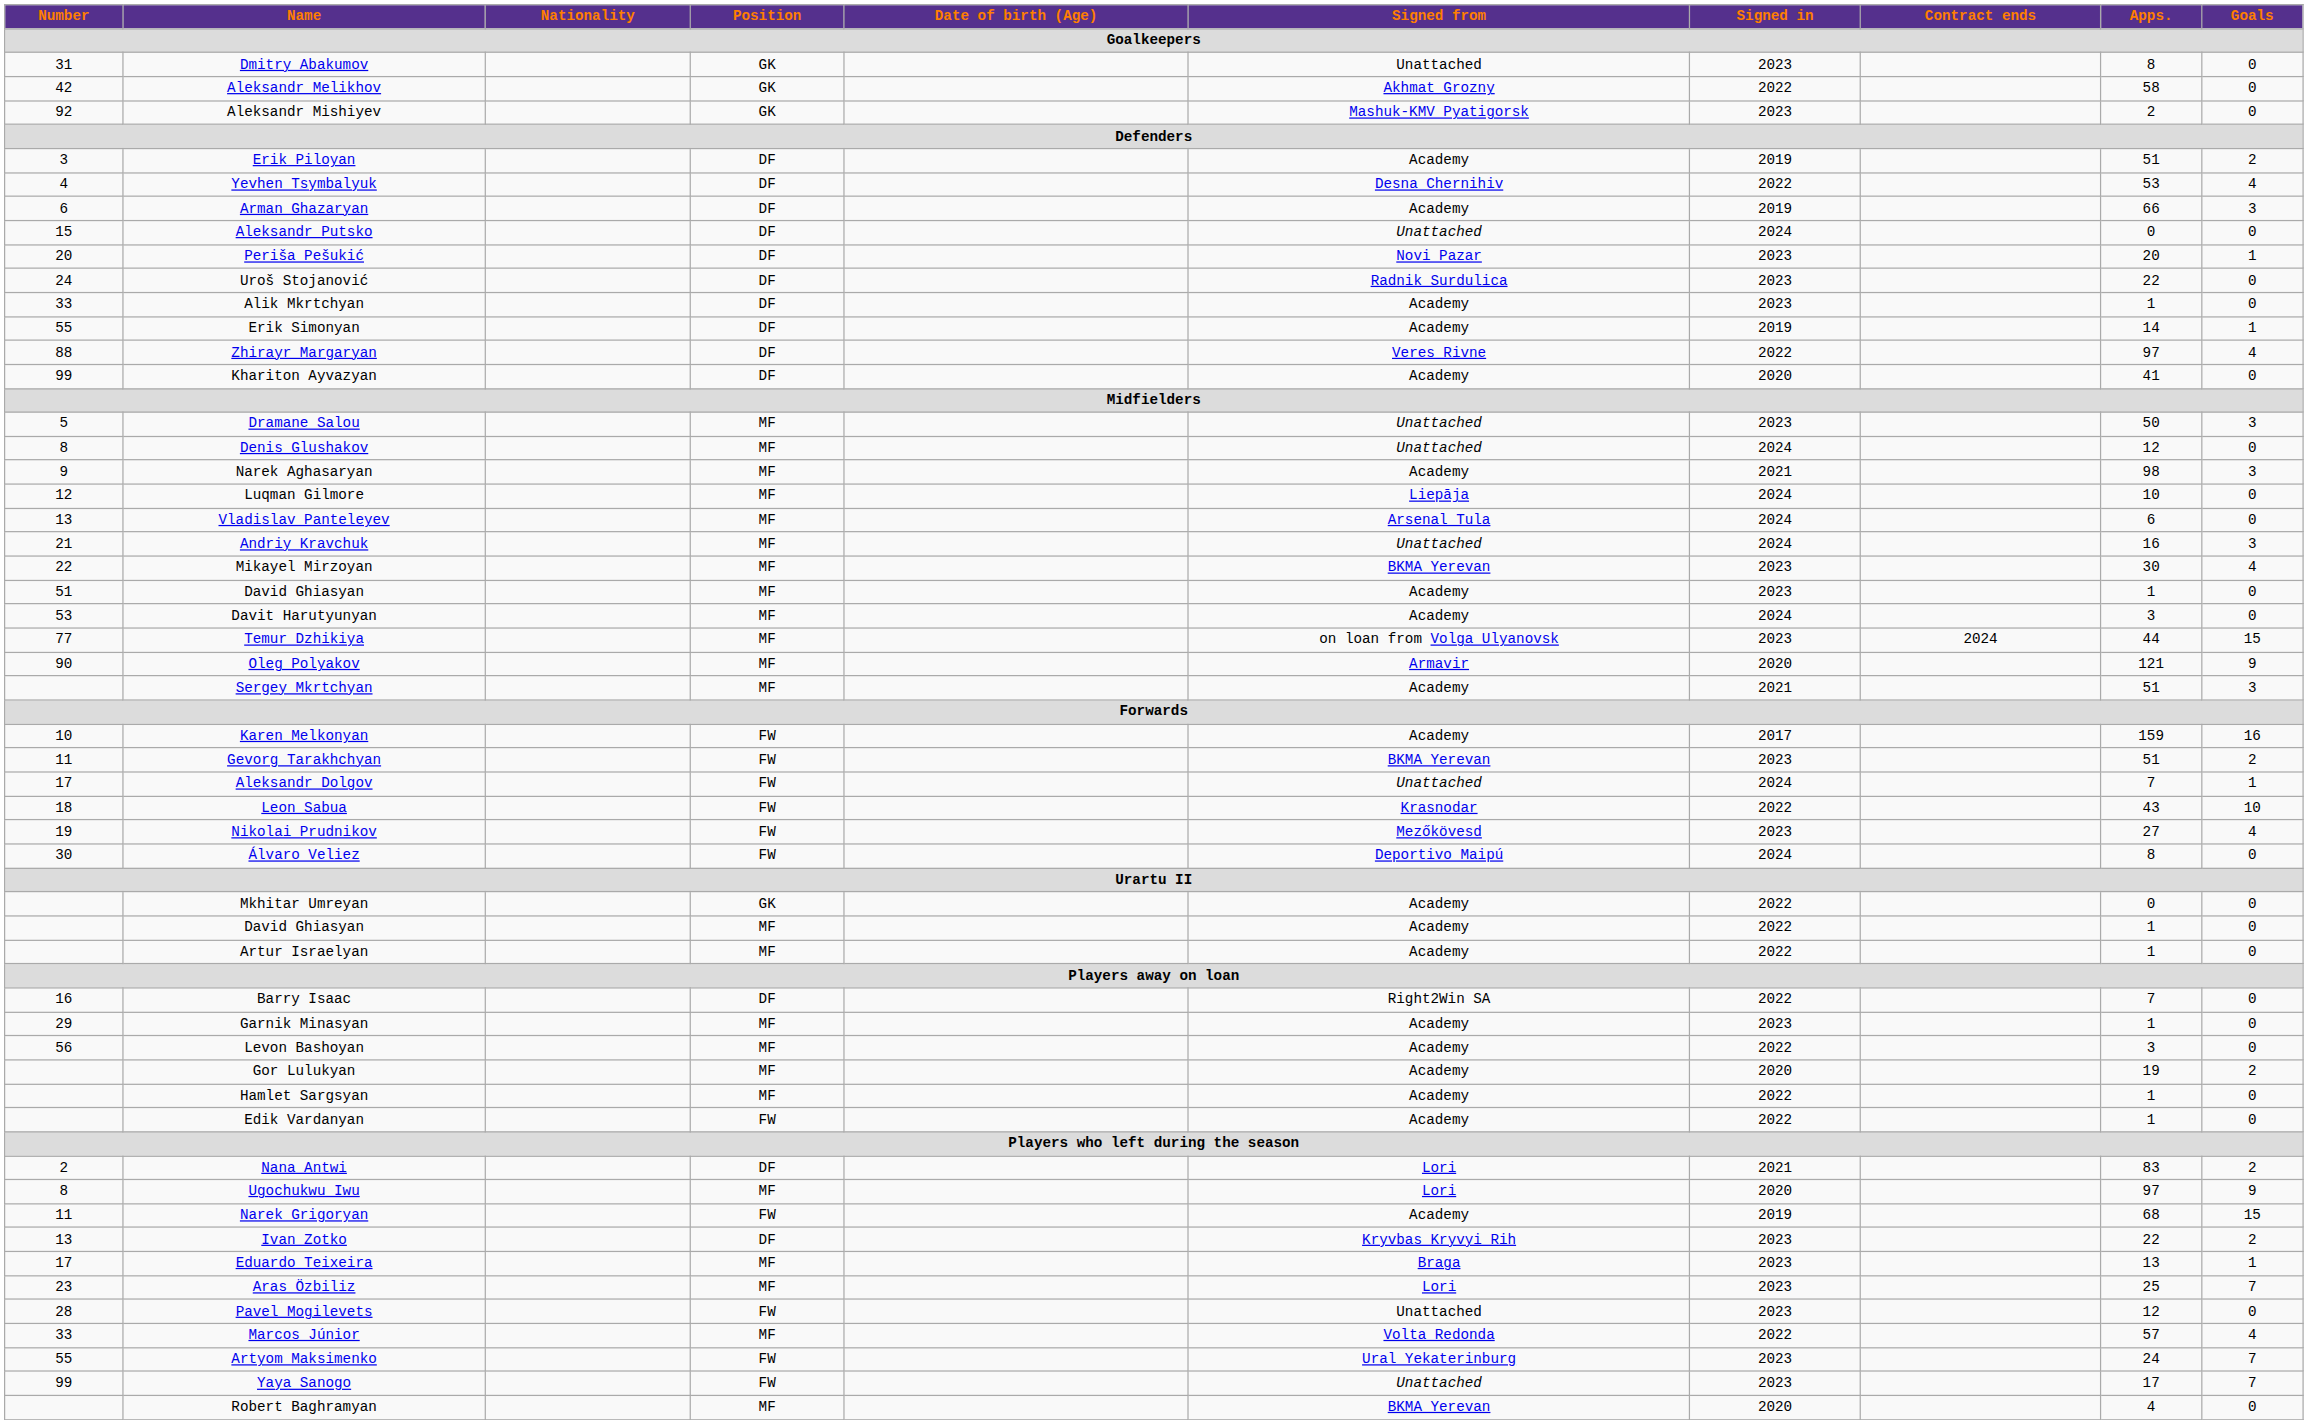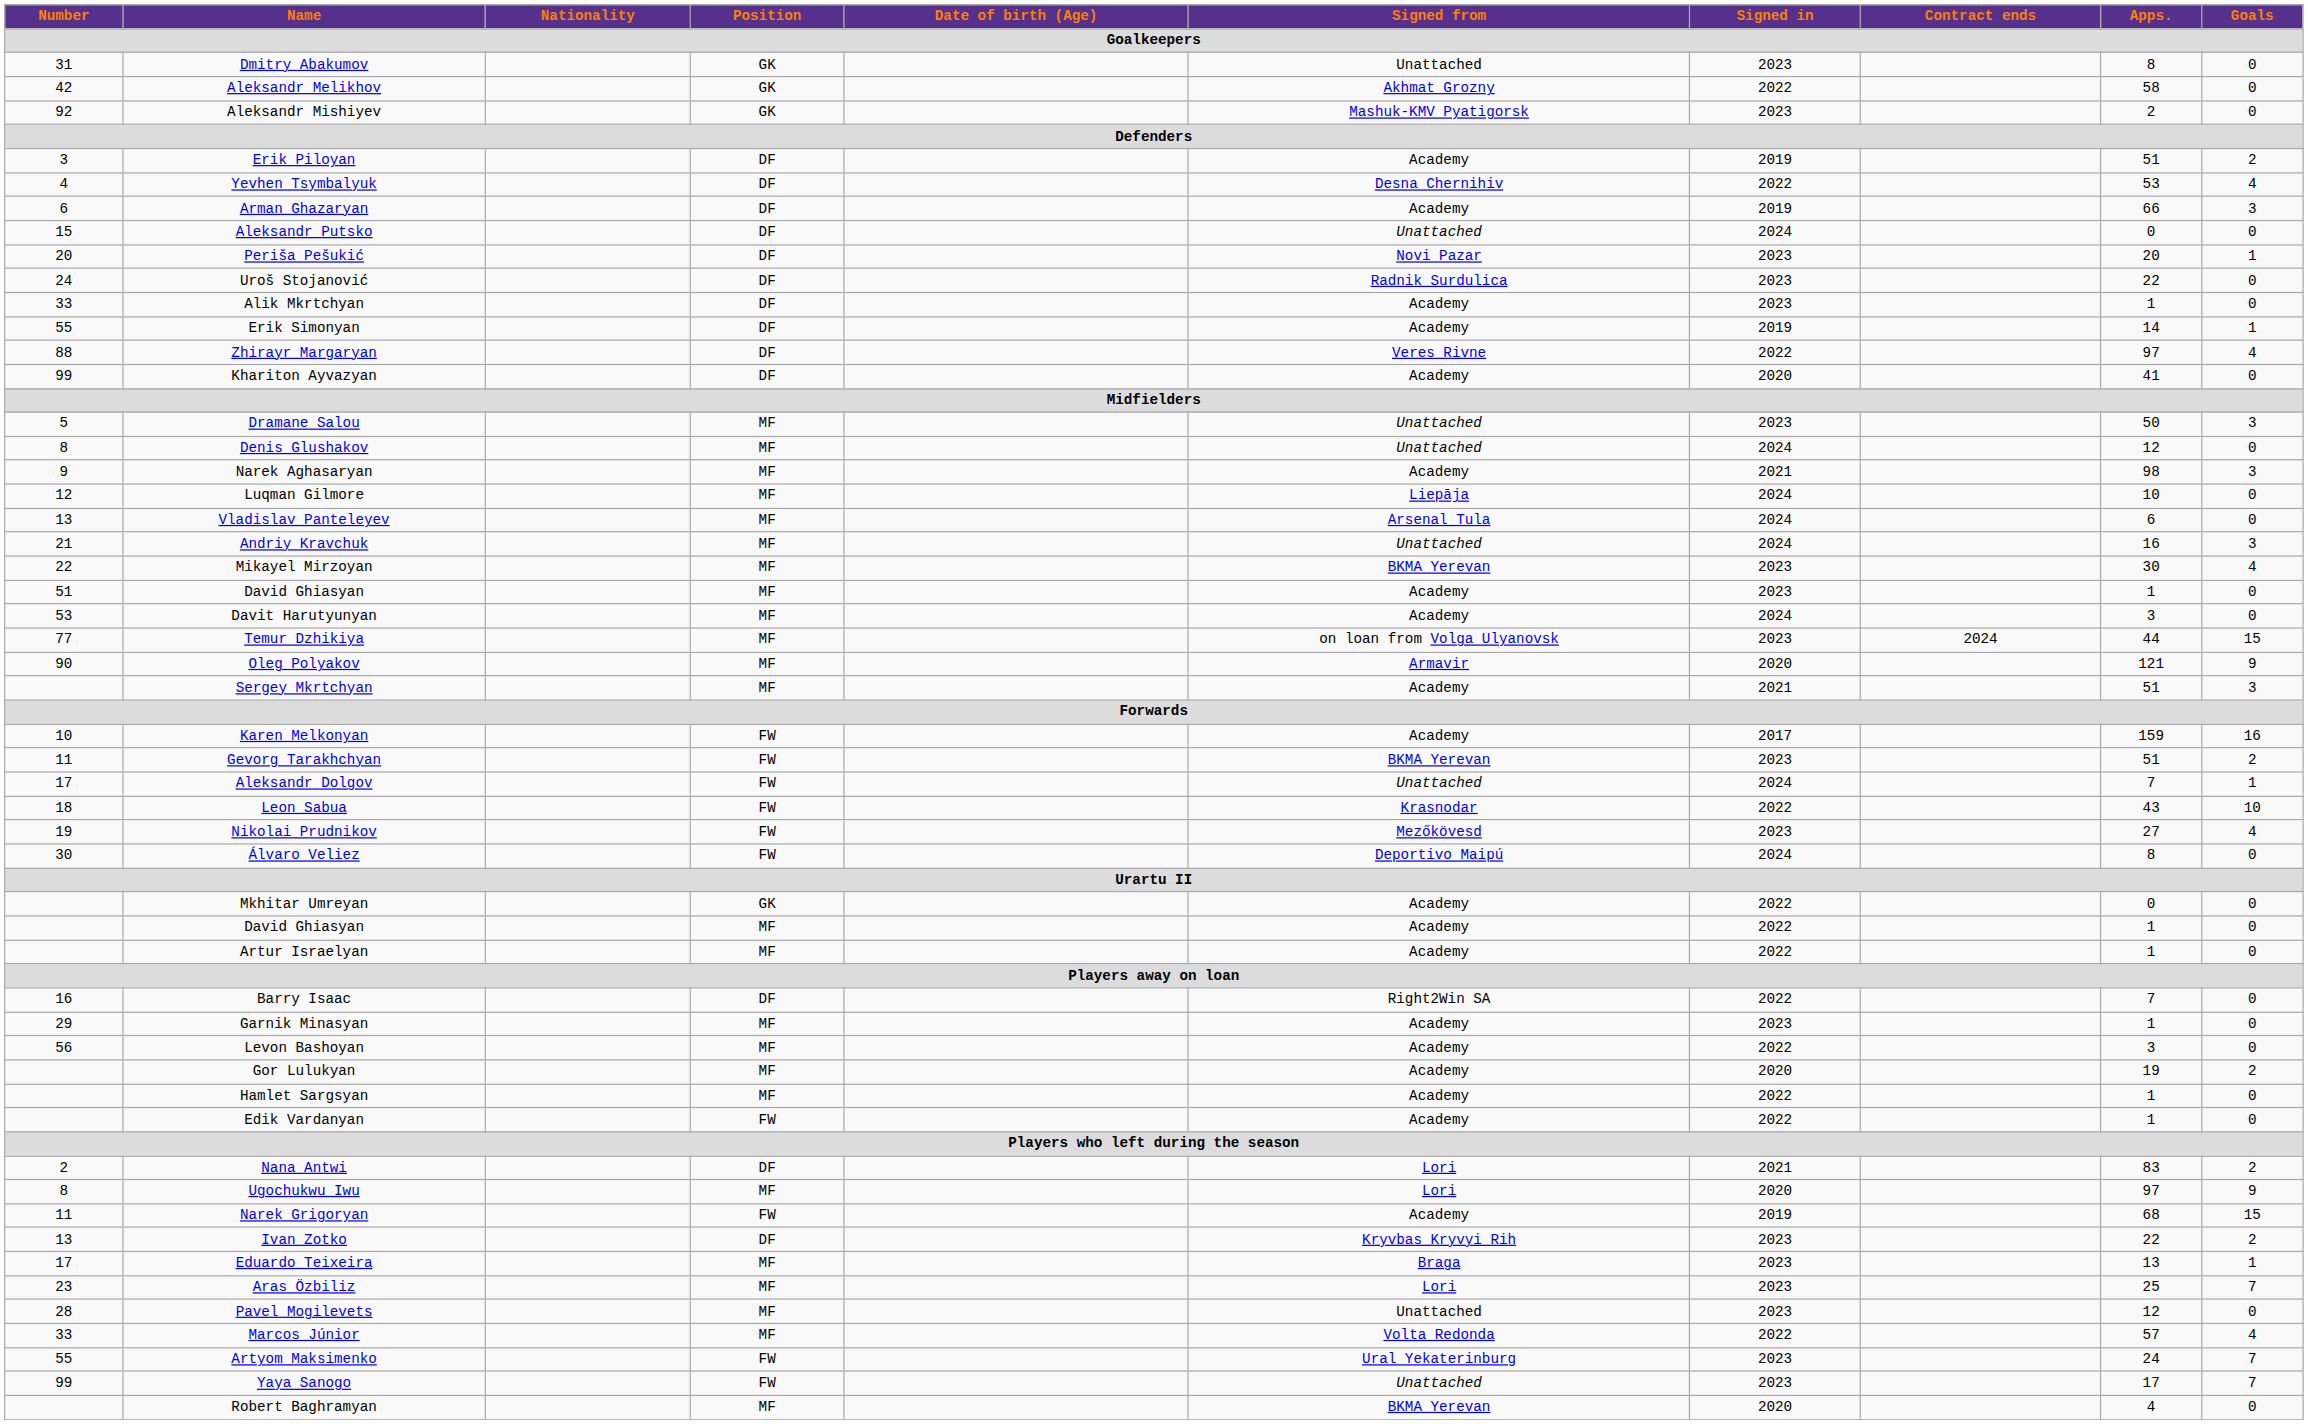(767, 1311) FW -> (767, 1311) MF
